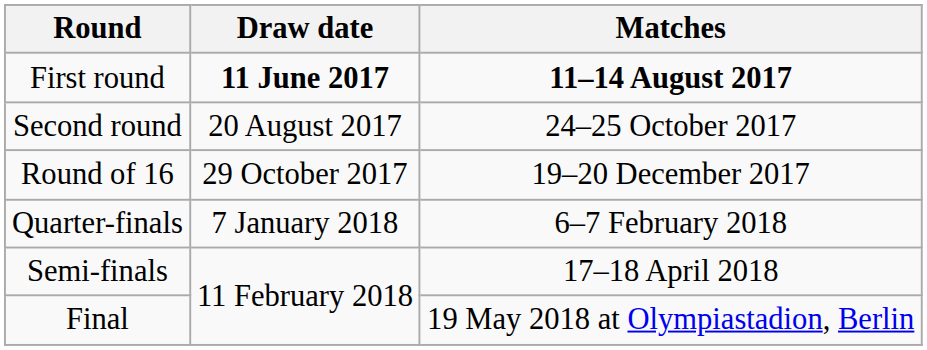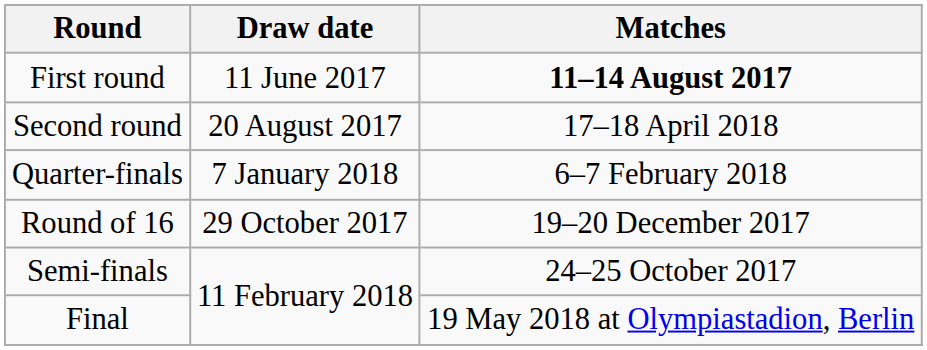(305, 77) bold -> (305, 77) normal
(671, 125) 24–25 October 2017 -> (671, 125) 17–18 April 2018
rows swapped: (97, 174) <-> (97, 222)
(671, 271) 17–18 April 2018 -> (671, 271) 24–25 October 2017
